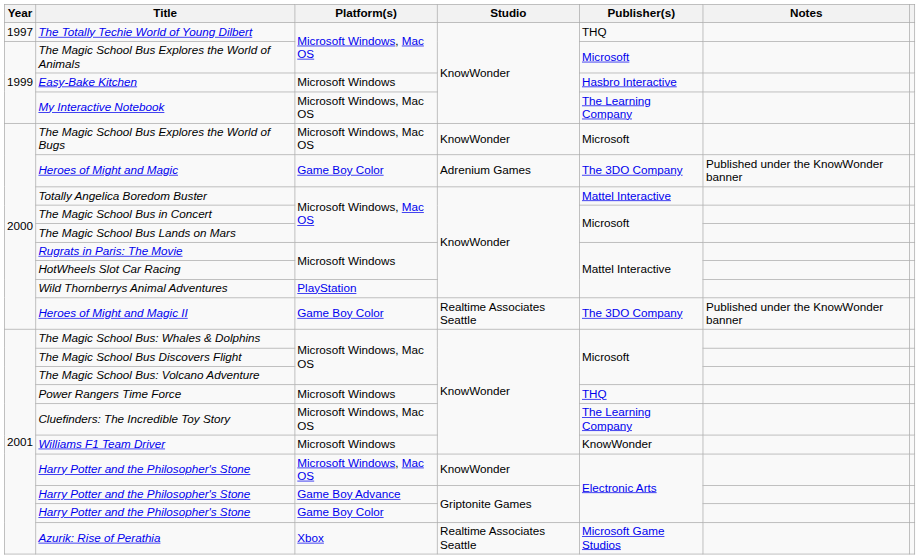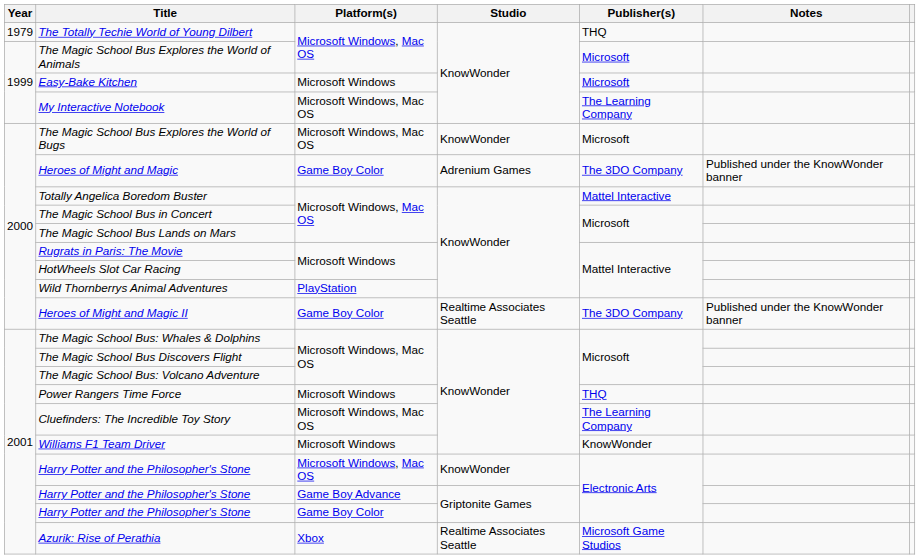(20, 32) 1997 -> (20, 32) 1979
(629, 82) Hasbro Interactive -> (606, 82) Microsoft
